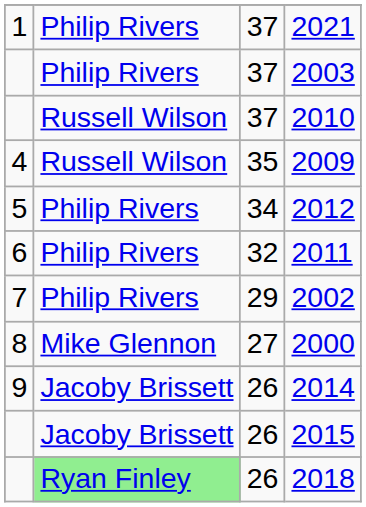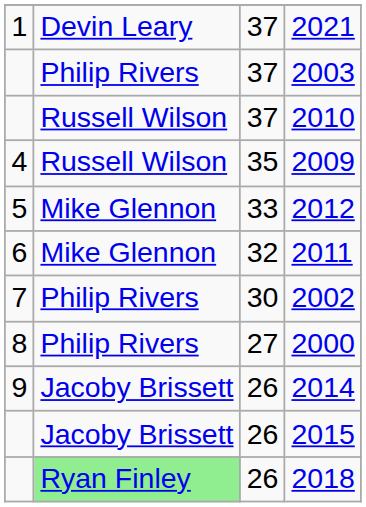(120, 27) Philip Rivers -> (116, 27) Devin Leary
(120, 207) Philip Rivers -> (128, 207) Mike Glennon
(263, 207) 34 -> (263, 207) 33
(120, 252) Philip Rivers -> (128, 252) Mike Glennon
(263, 298) 29 -> (263, 298) 30
(128, 343) Mike Glennon -> (120, 343) Philip Rivers
